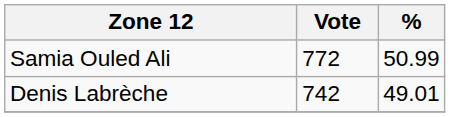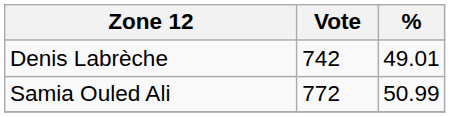rows swapped: (90, 58) <-> (89, 93)
